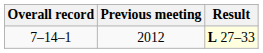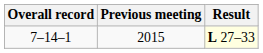(151, 37) 2012 -> (151, 37) 2015
